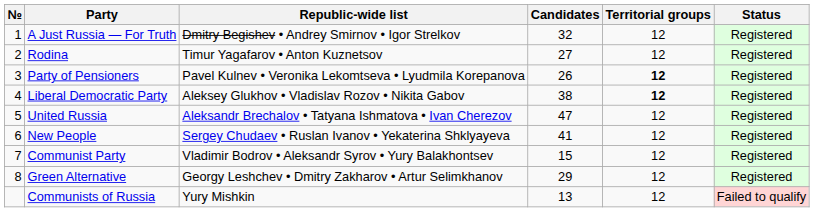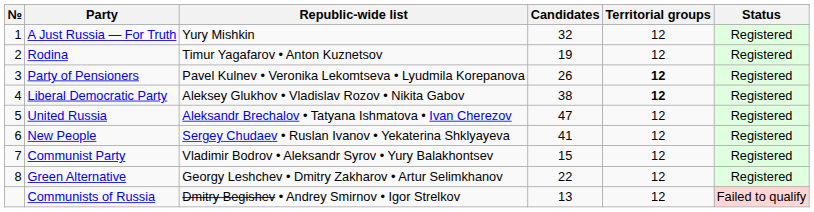(321, 35) Dmitry Begishev • Andrey Smirnov • Igor Strelkov -> (219, 35) Yury Mishkin
(565, 55) 27 -> (565, 55) 19
(565, 176) 29 -> (565, 176) 22
(219, 197) Yury Mishkin -> (321, 197) Dmitry Begishev • Andrey Smirnov • Igor Strelkov
